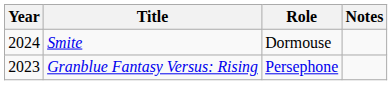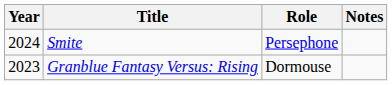(298, 42) Dormouse -> (302, 42) Persephone
(302, 67) Persephone -> (298, 67) Dormouse
